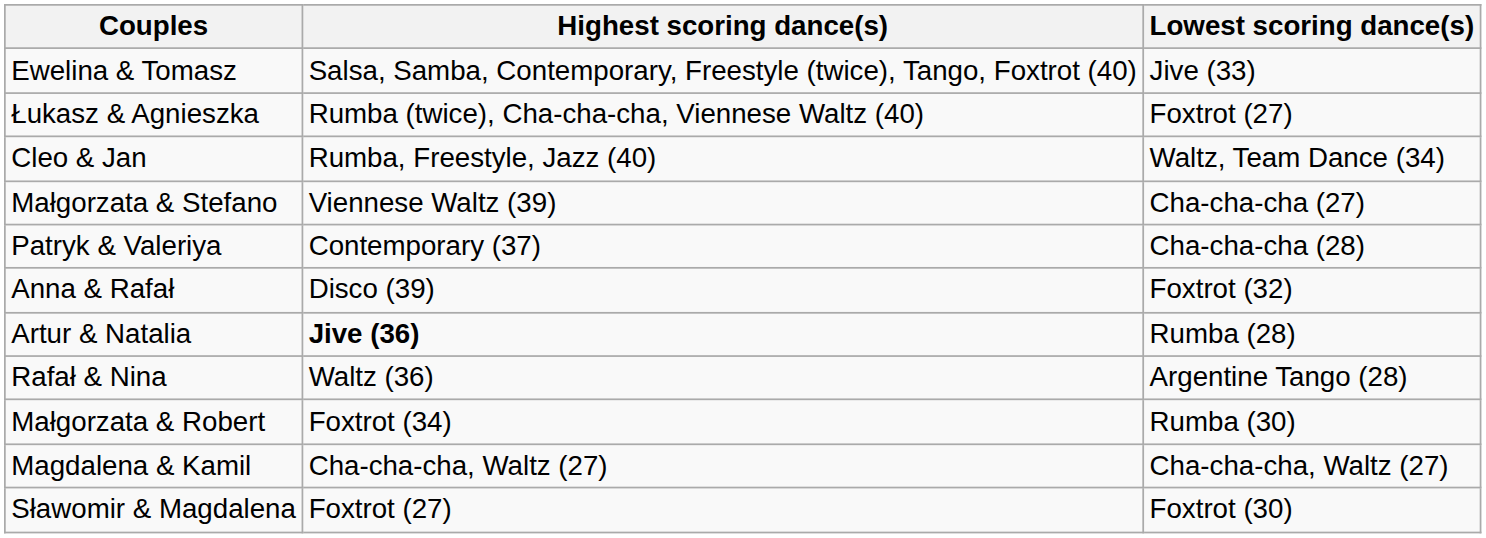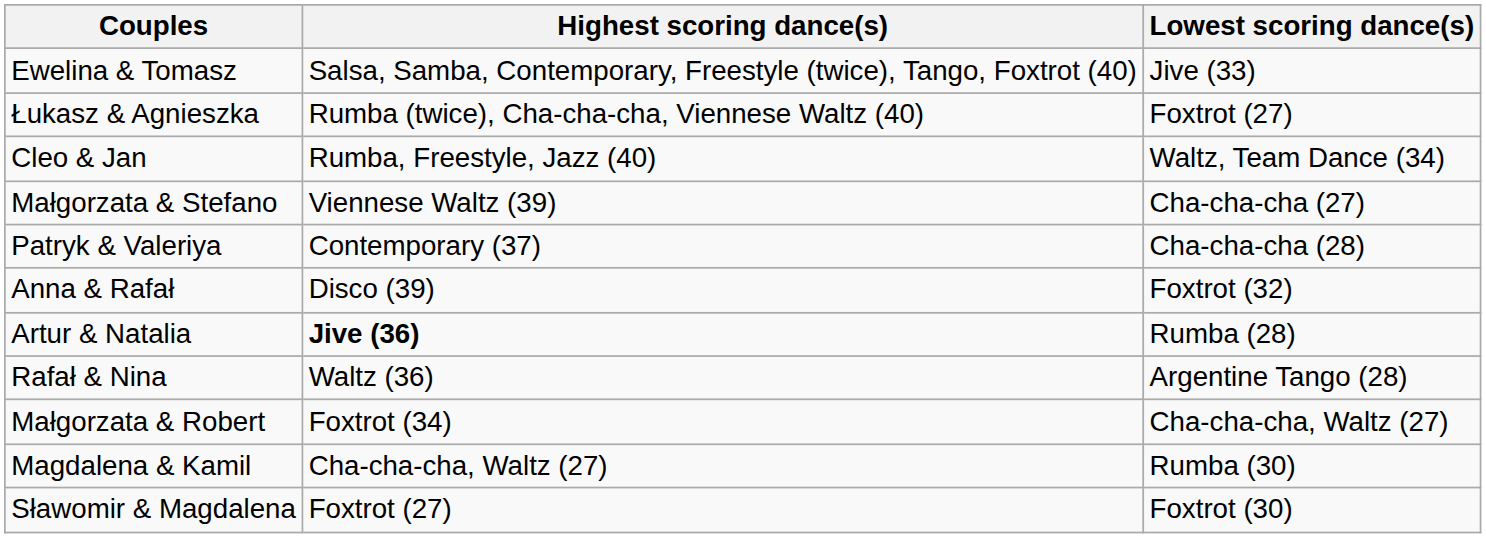(1223, 421) Rumba (30) -> (1299, 421) Cha-cha-cha, Waltz (27)
(1299, 465) Cha-cha-cha, Waltz (27) -> (1223, 465) Rumba (30)
